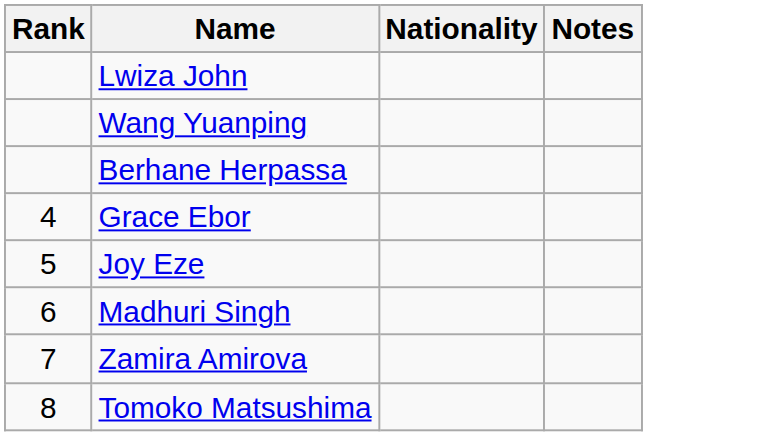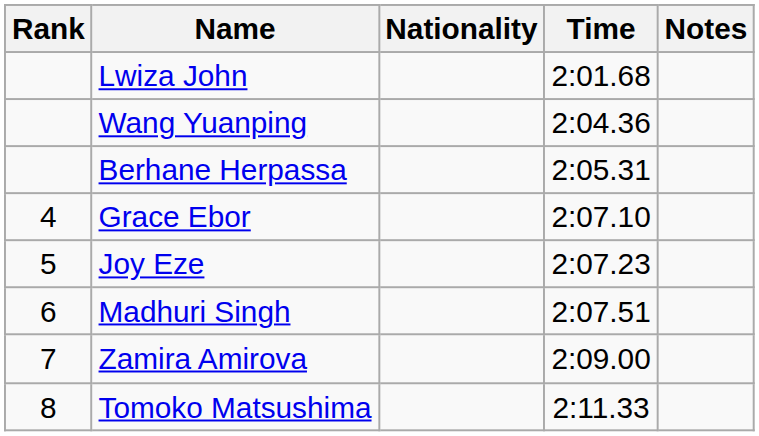+ column: (601, 29)
